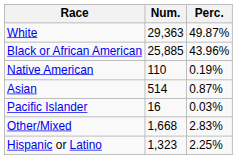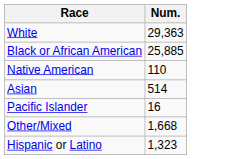- column: (209, 13)
